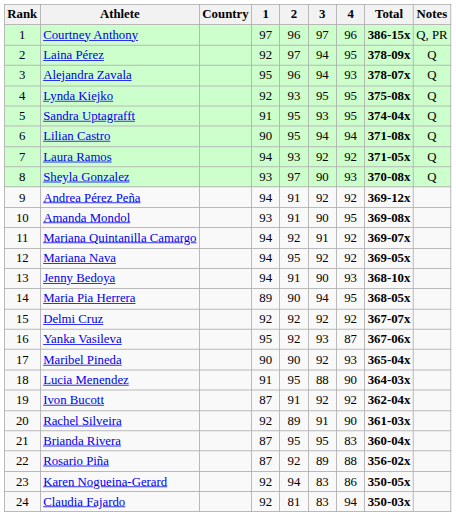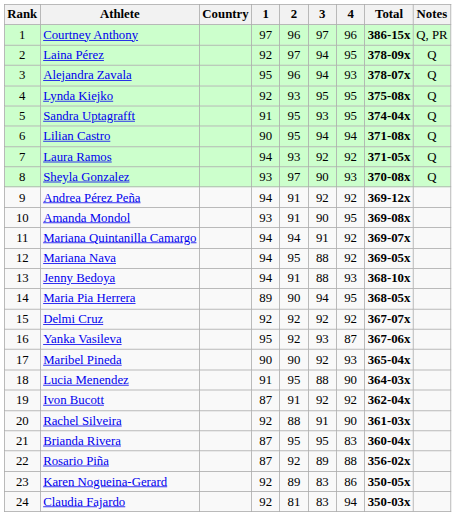(294, 237) 92 -> (294, 237) 94
(322, 258) 92 -> (322, 258) 88
(322, 278) 90 -> (322, 278) 88
(294, 420) 89 -> (294, 420) 88
(294, 481) 94 -> (294, 481) 89
